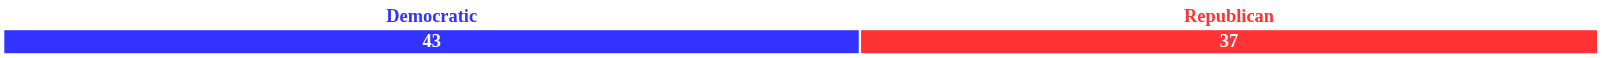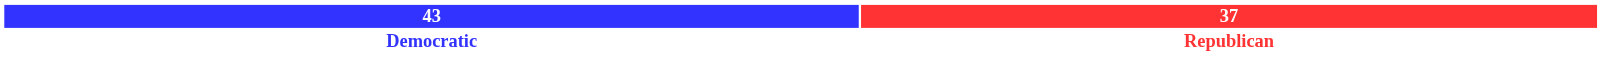rows swapped: (432, 41) <-> (432, 16)
